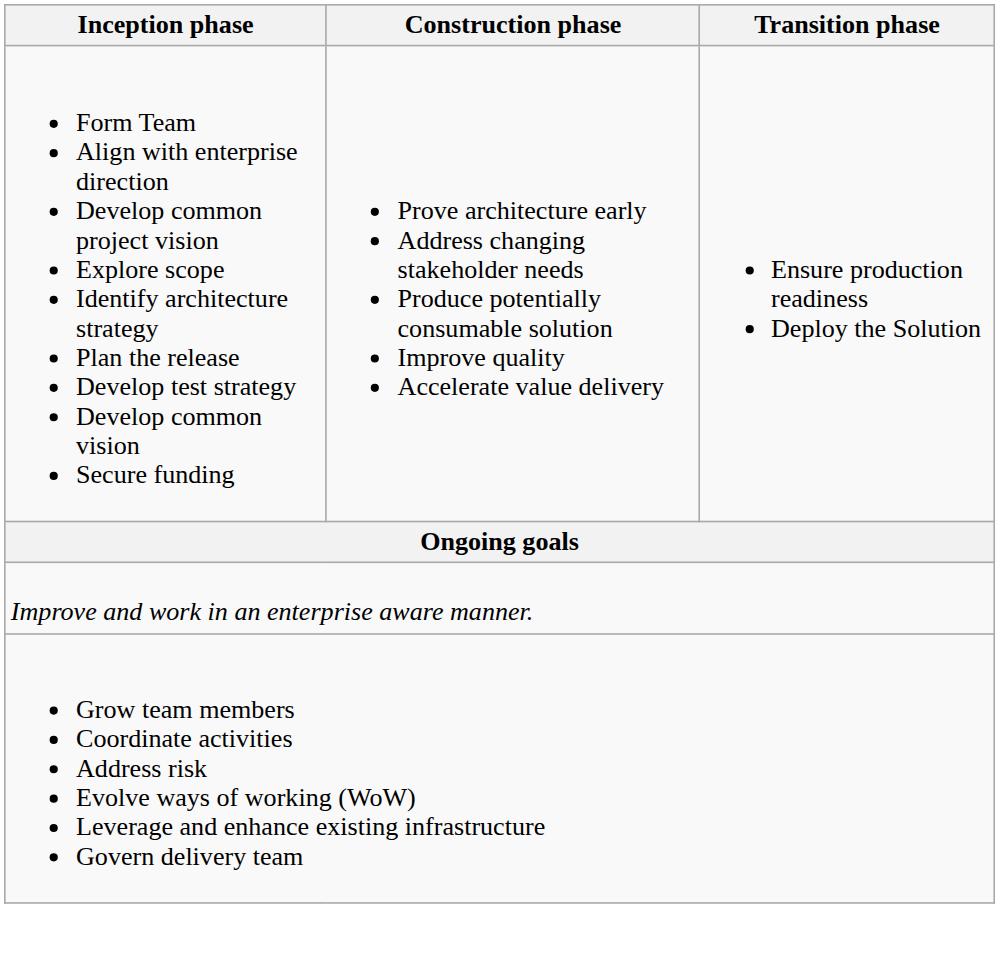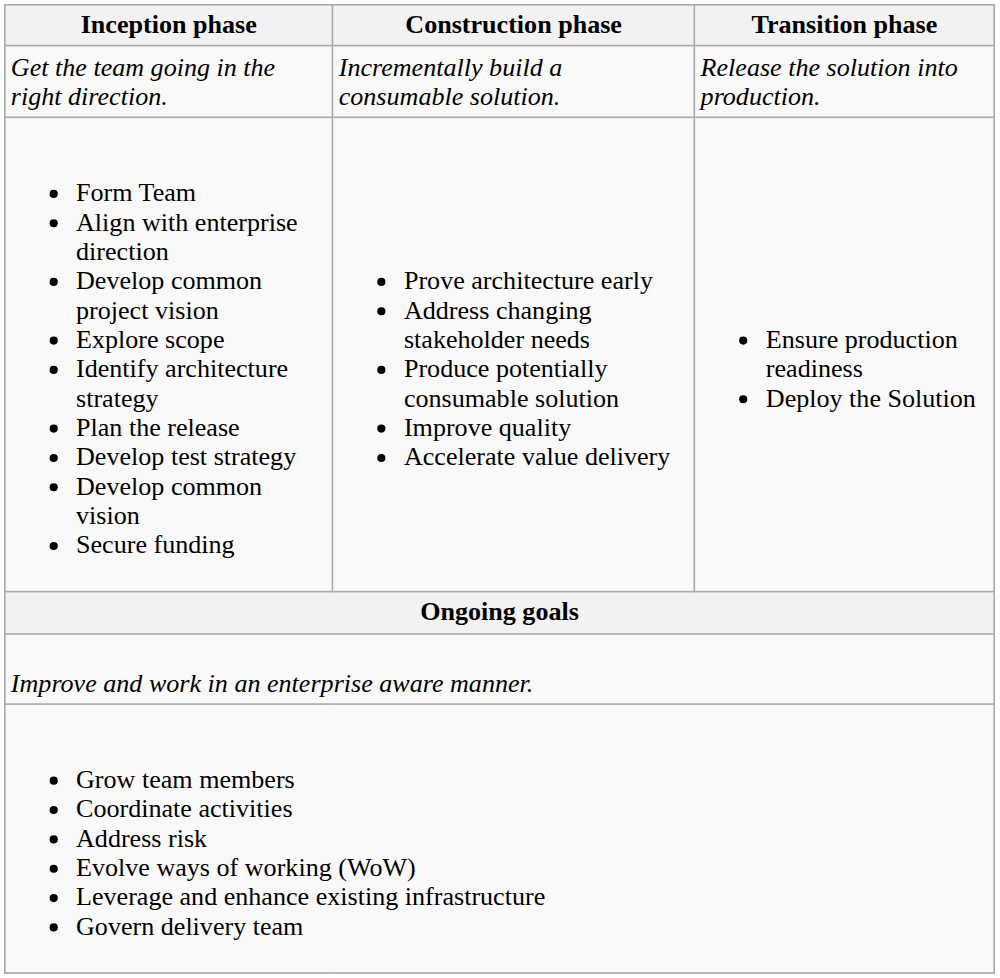+ row: (143, 81)
